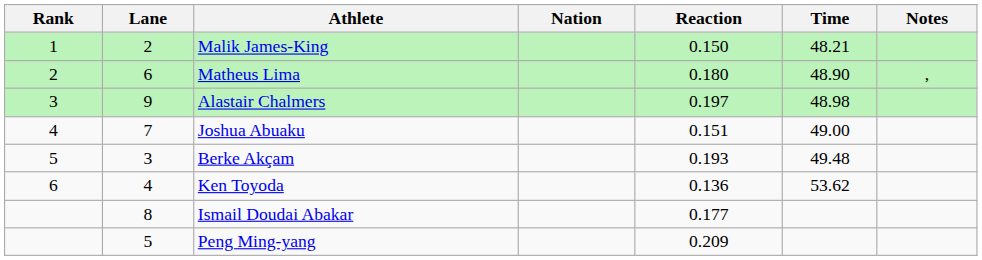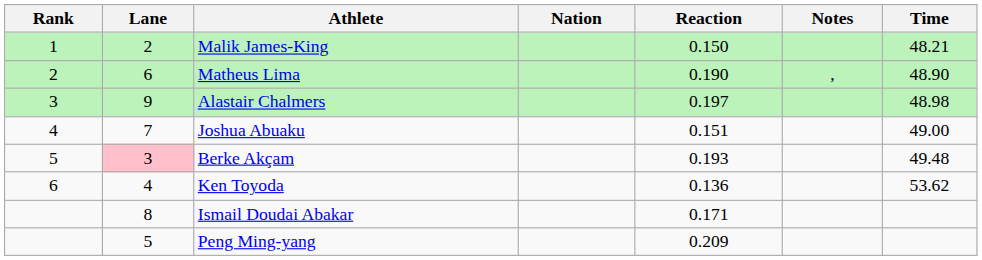columns swapped: (830, 18) <-> (927, 18)
(709, 74) 0.180 -> (709, 74) 0.190
(148, 158) no background -> (148, 158) pink background
(709, 213) 0.177 -> (709, 213) 0.171
